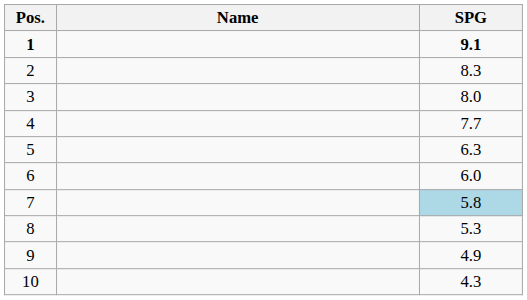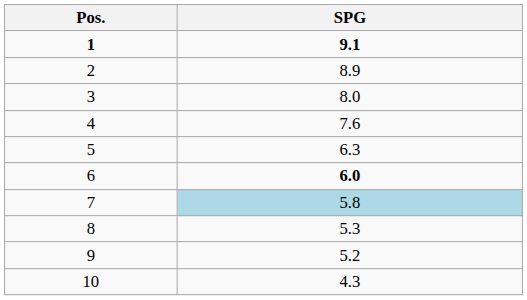- column: (238, 17)
(471, 70) 8.3 -> (350, 70) 8.9
(471, 123) 7.7 -> (350, 123) 7.6
(471, 176) normal -> (350, 176) bold
(471, 255) 4.9 -> (350, 255) 5.2
